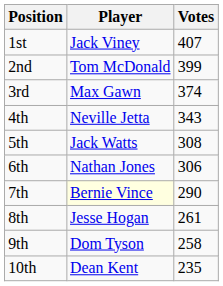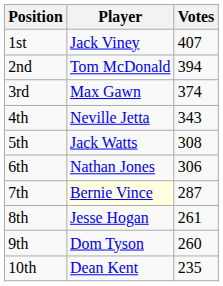(190, 67) 399 -> (190, 67) 394
(190, 192) 290 -> (190, 192) 287
(190, 243) 258 -> (190, 243) 260
